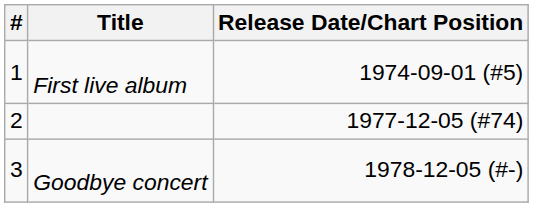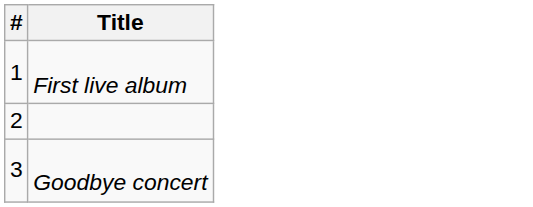- column: (371, 22)
